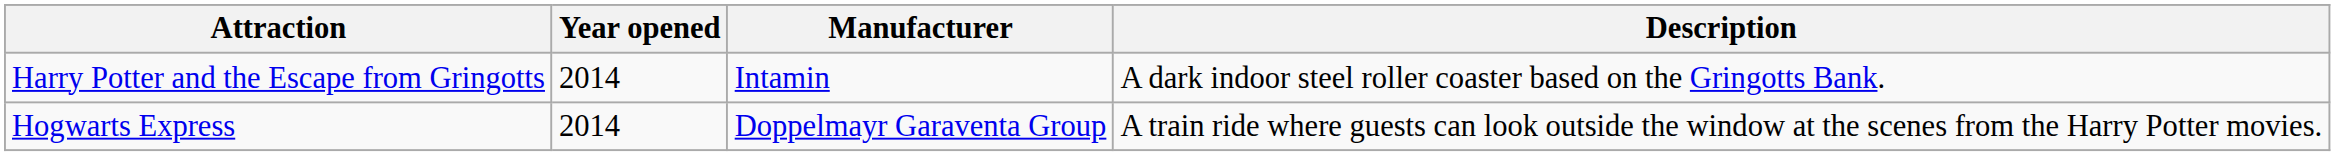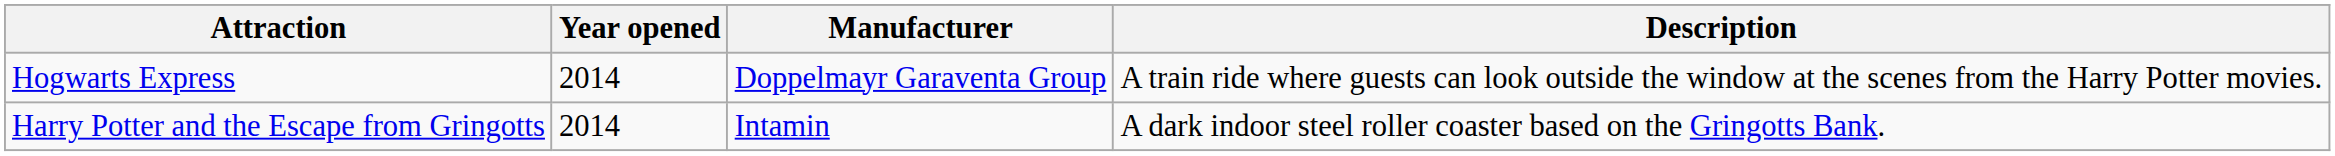rows swapped: (278, 77) <-> (124, 125)
